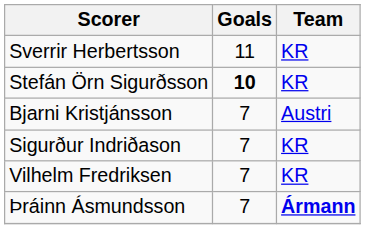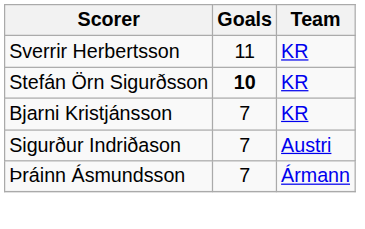(306, 113) Austri -> (295, 113) KR
(295, 144) KR -> (306, 144) Austri
- row: (90, 176)
(318, 207) bold -> (316, 176) normal
